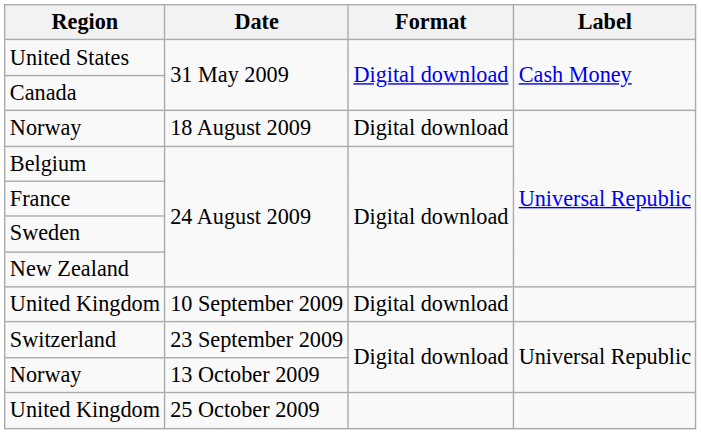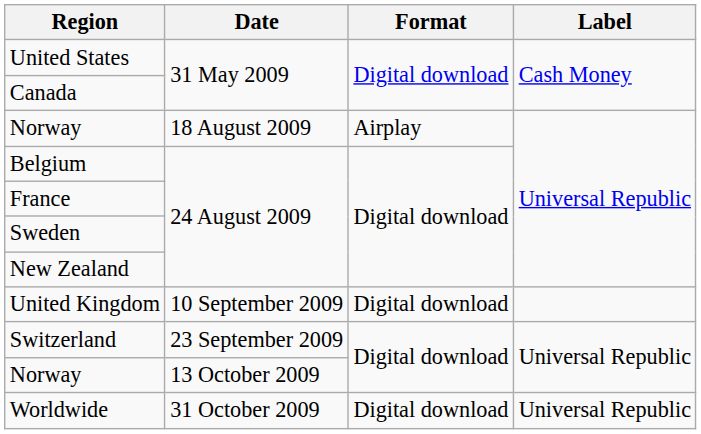(431, 127) Digital download -> (387, 127) Airplay
- row: (85, 410)
+ row: (59, 410)
